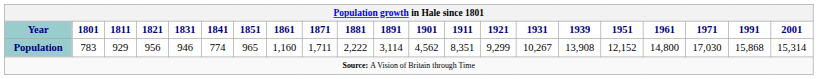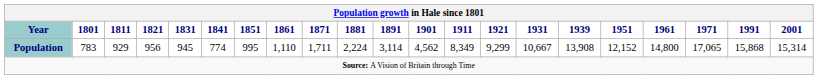(185, 48) 946 -> (185, 48) 945
(250, 48) 965 -> (250, 48) 995
(284, 48) 1,160 -> (284, 48) 1,110
(355, 48) 2,222 -> (355, 48) 2,224
(462, 48) 8,351 -> (462, 48) 8,349
(537, 48) 10,267 -> (537, 48) 10,667
(707, 48) 17,030 -> (707, 48) 17,065
